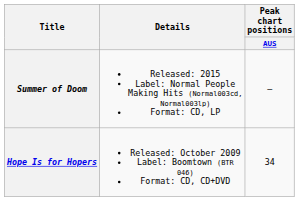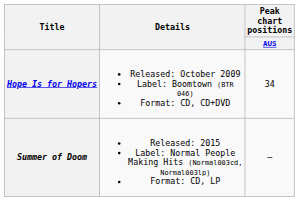rows swapped: (52, 162) <-> (52, 89)
